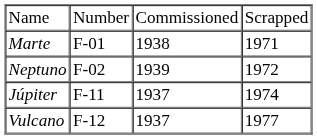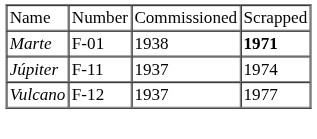(262, 43) normal -> (261, 43) bold
- row: (38, 69)
